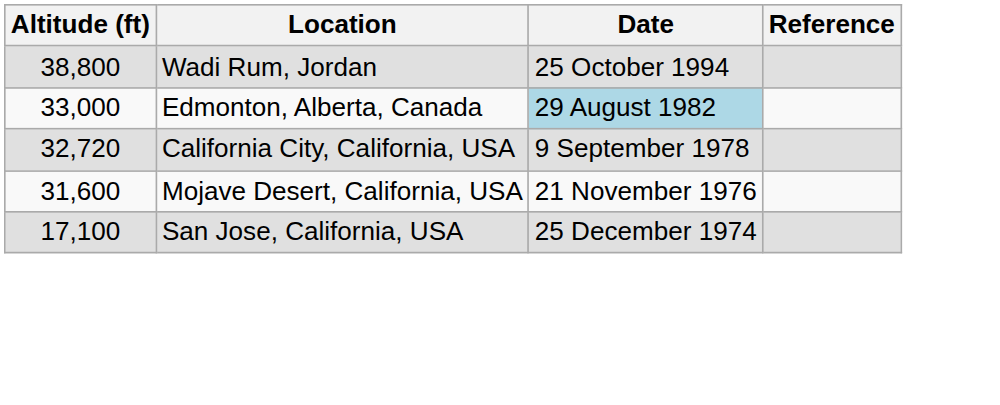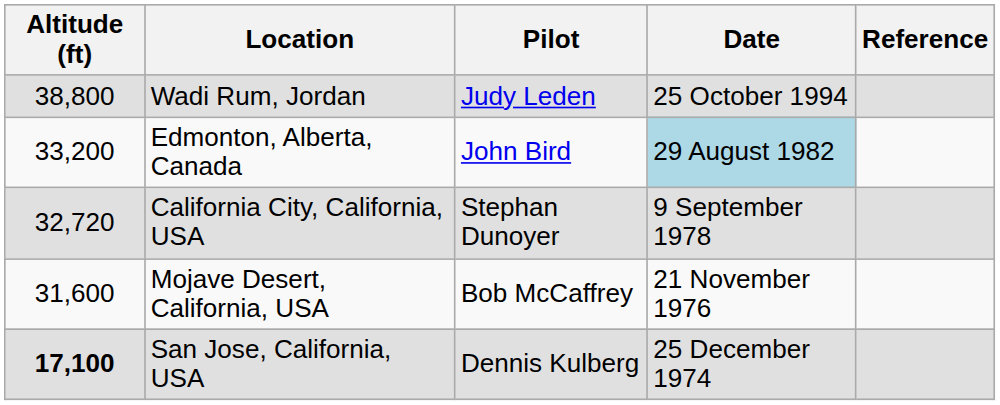+ column: (551, 39)
(80, 107) 33,000 -> (75, 151) 33,200
(80, 231) normal -> (75, 364) bold
